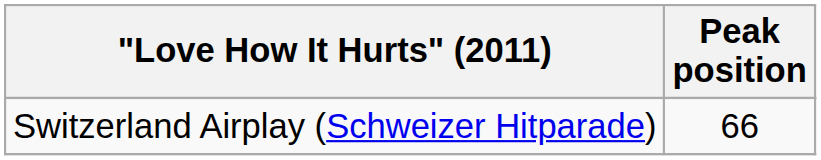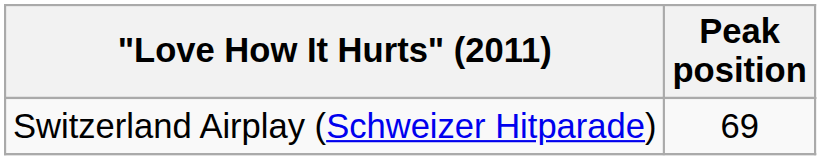(740, 125) 66 -> (740, 125) 69
